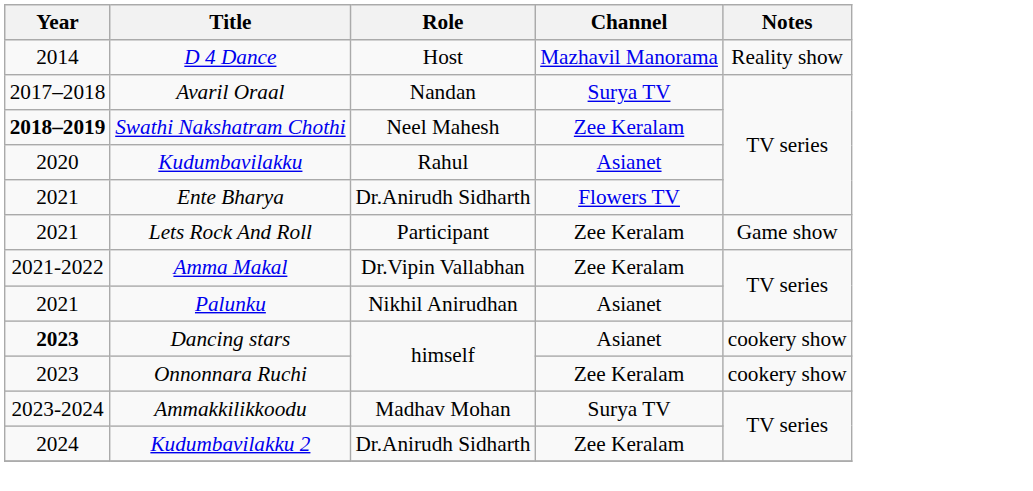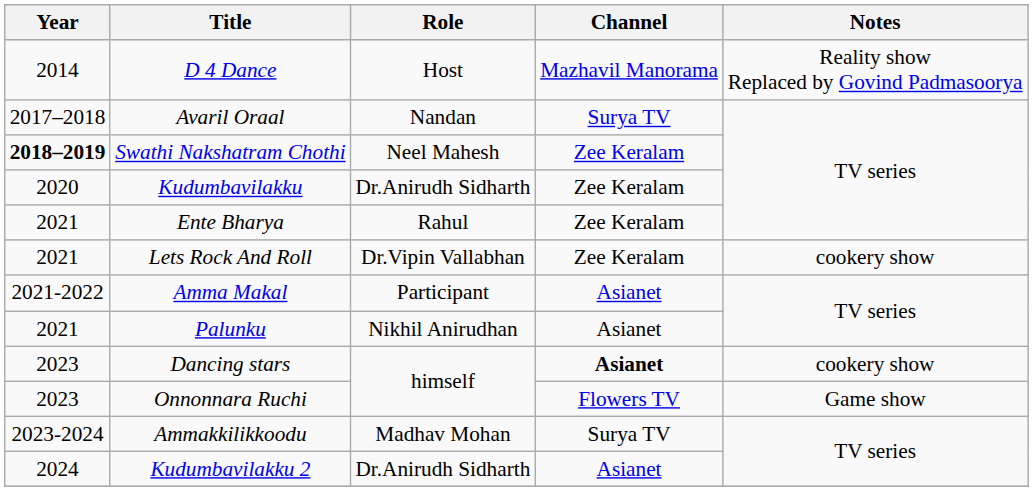(787, 57) Reality show -> (875, 69) Reality show Replaced by Govind Padmasoorya
(443, 162) Rahul -> (443, 187) Dr.Anirudh Sidharth
(629, 162) Asianet -> (629, 187) Zee Keralam
(443, 197) Dr.Anirudh Sidharth -> (443, 222) Rahul
(629, 197) Flowers TV -> (629, 222) Zee Keralam
(443, 232) Participant -> (443, 257) Dr.Vipin Vallabhan
(787, 232) Game show -> (875, 257) cookery show
(443, 267) Dr.Vipin Vallabhan -> (443, 293) Participant
(629, 267) Zee Keralam -> (629, 293) Asianet
(57, 338) bold -> (57, 363) normal
(629, 338) normal -> (629, 363) bold
(629, 373) Zee Keralam -> (629, 398) Flowers TV
(787, 373) cookery show -> (875, 398) Game show
(629, 443) Zee Keralam -> (629, 468) Asianet
